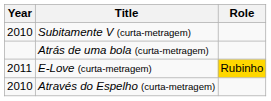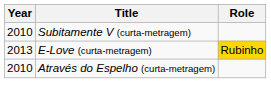- row: (123, 50)
(19, 68) 2011 -> (20, 50) 2013
